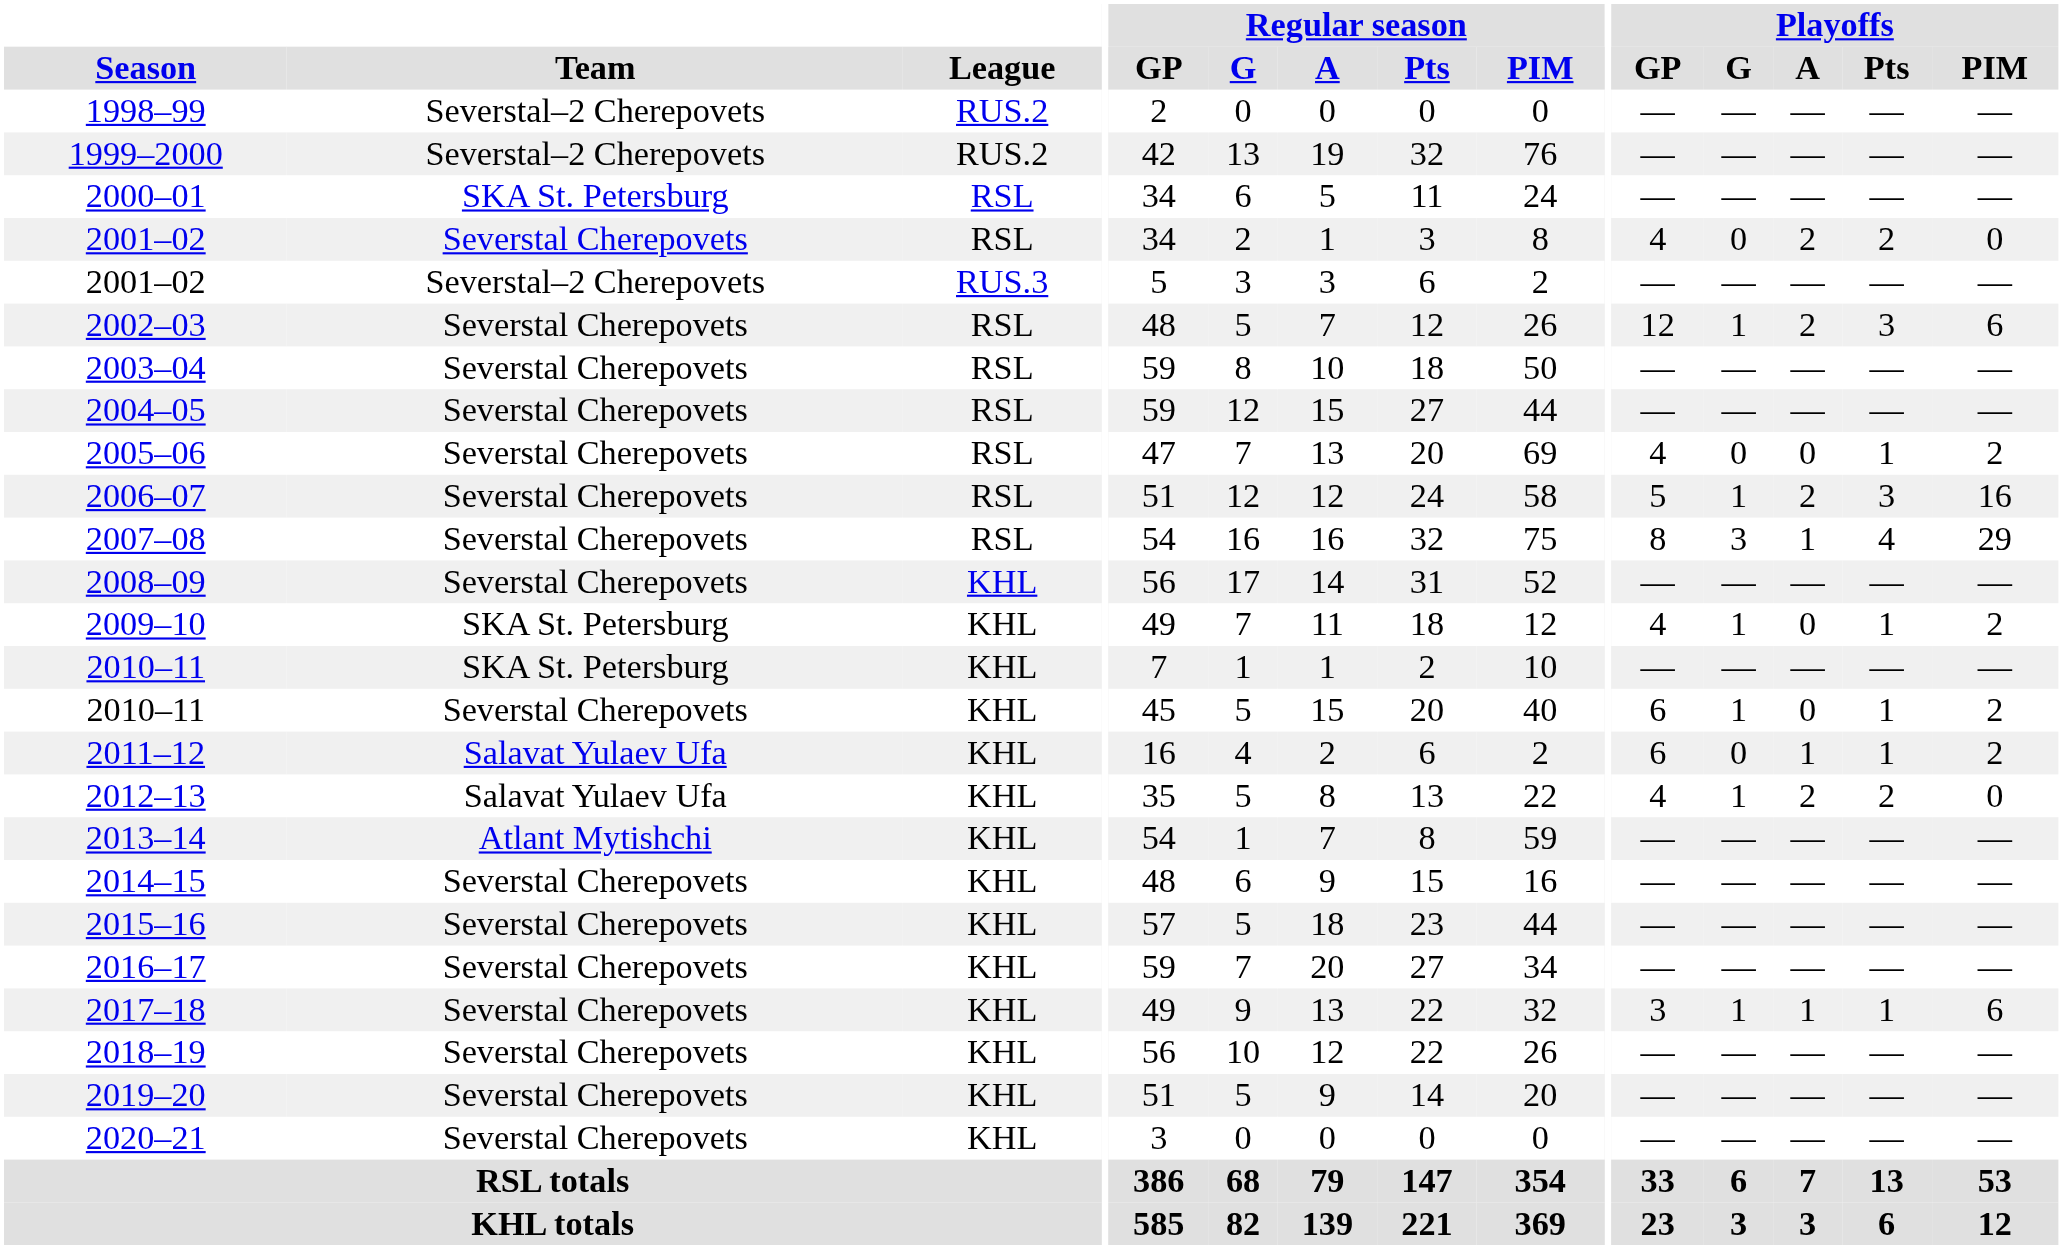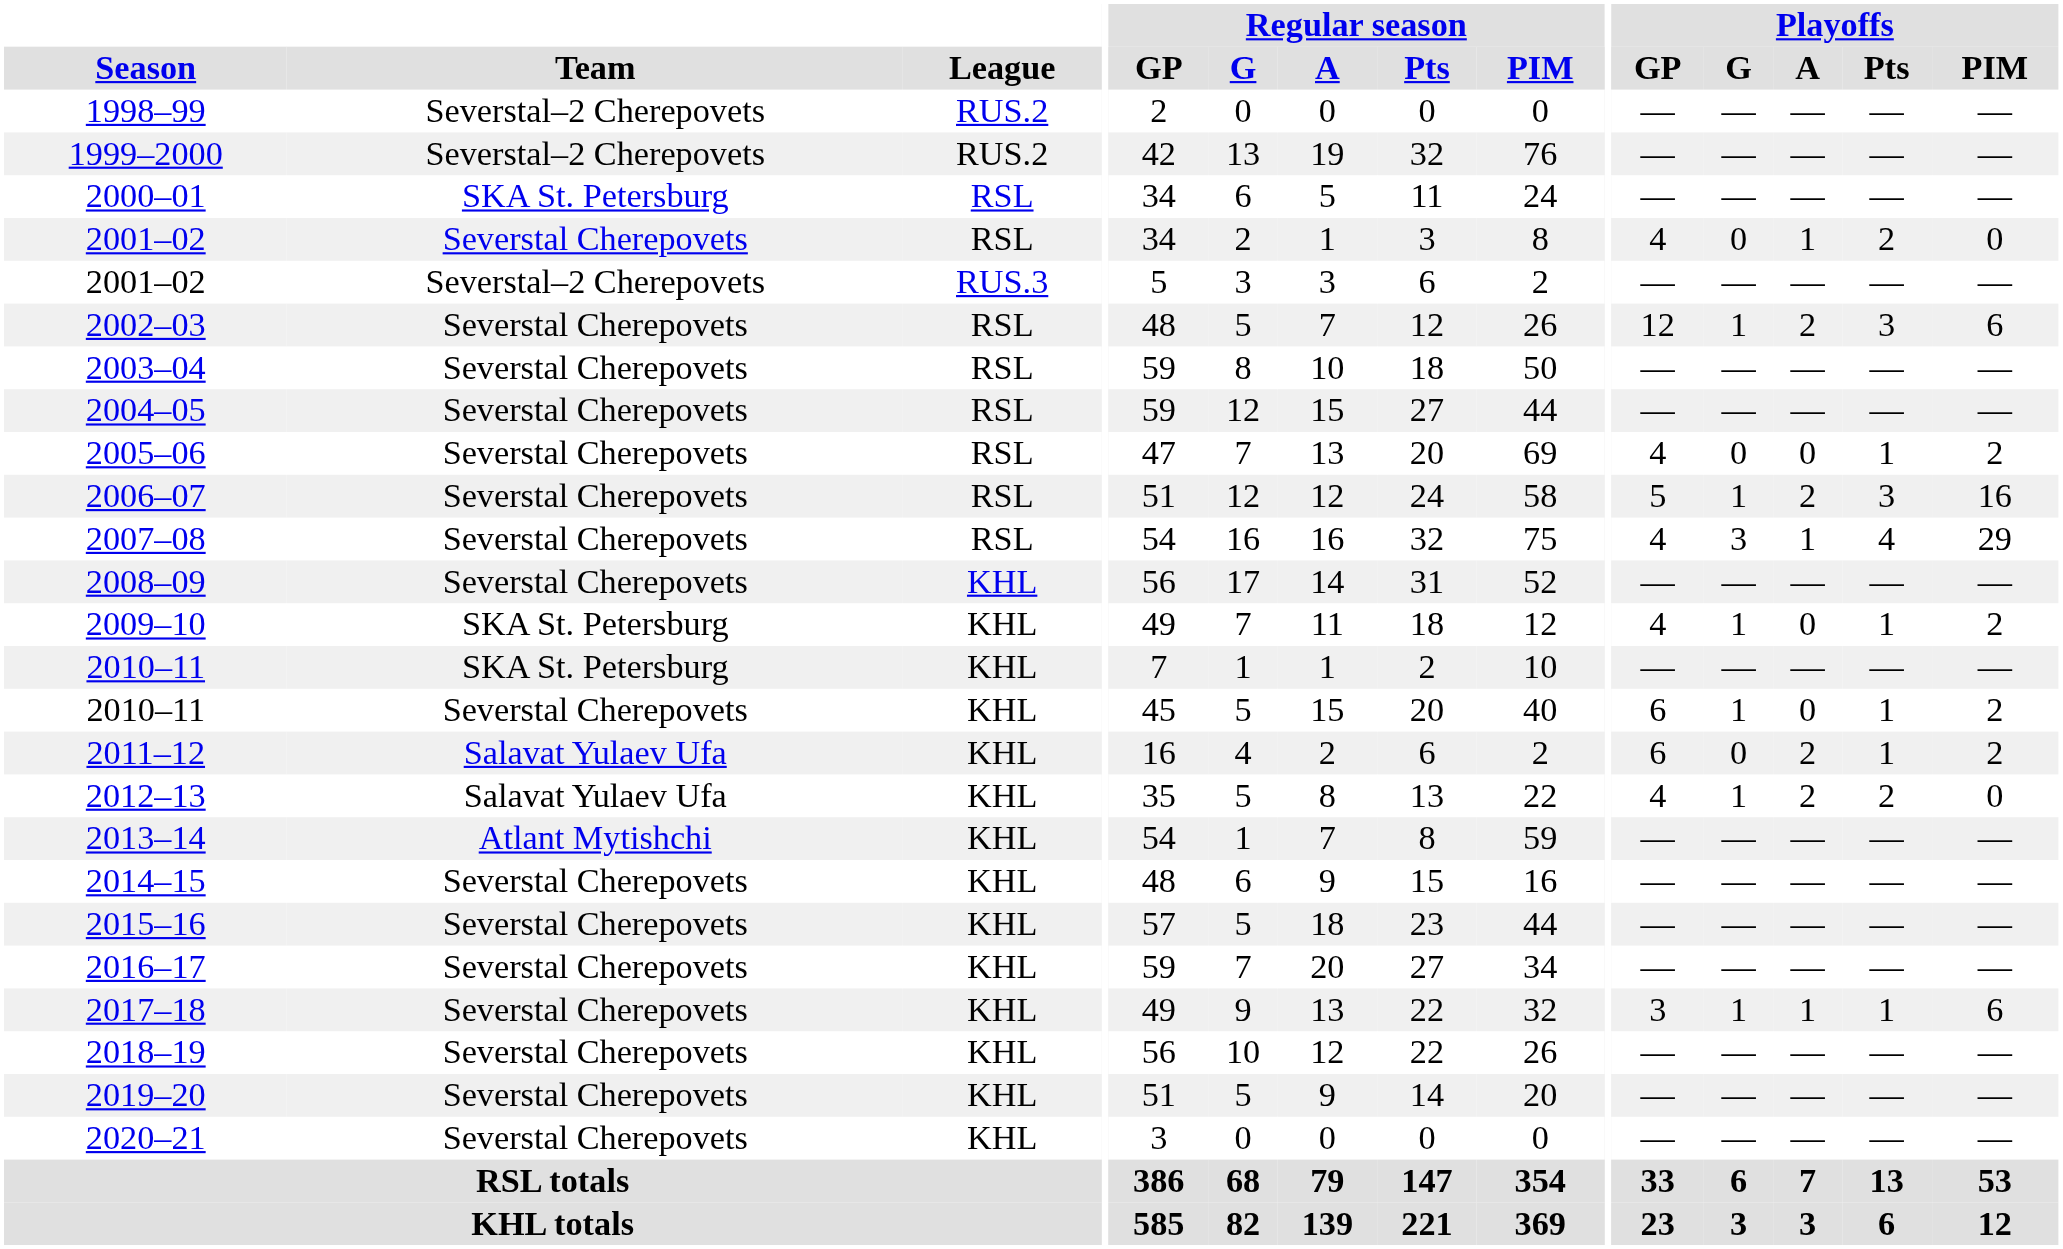(1808, 238) 2 -> (1808, 238) 1
(1658, 538) 8 -> (1658, 538) 4
(1808, 752) 1 -> (1808, 752) 2
